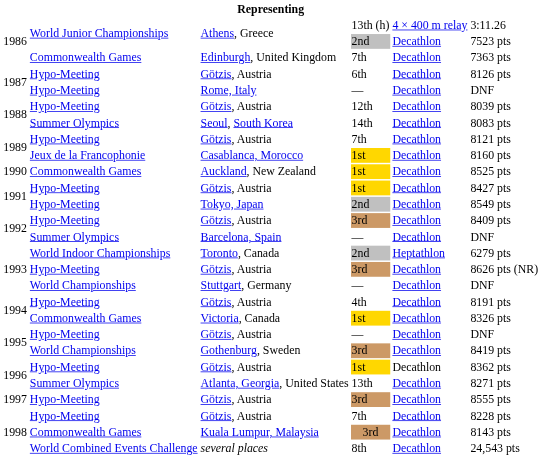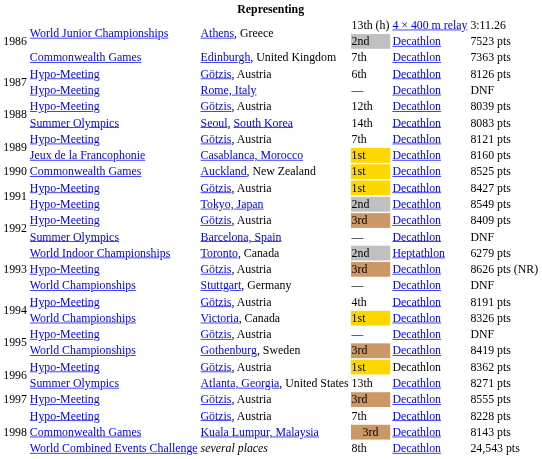(86, 318) Commonwealth Games -> (83, 318) World Championships
